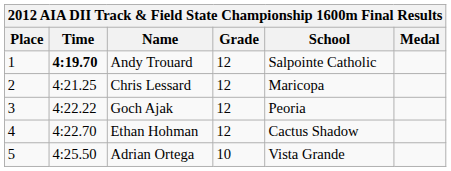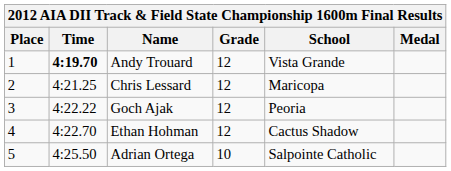(322, 62) Salpointe Catholic -> (307, 62) Vista Grande
(307, 154) Vista Grande -> (322, 154) Salpointe Catholic
